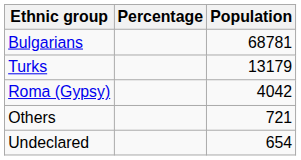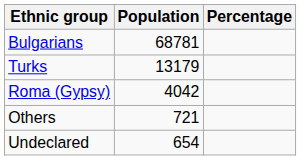columns swapped: (251, 17) <-> (160, 17)
